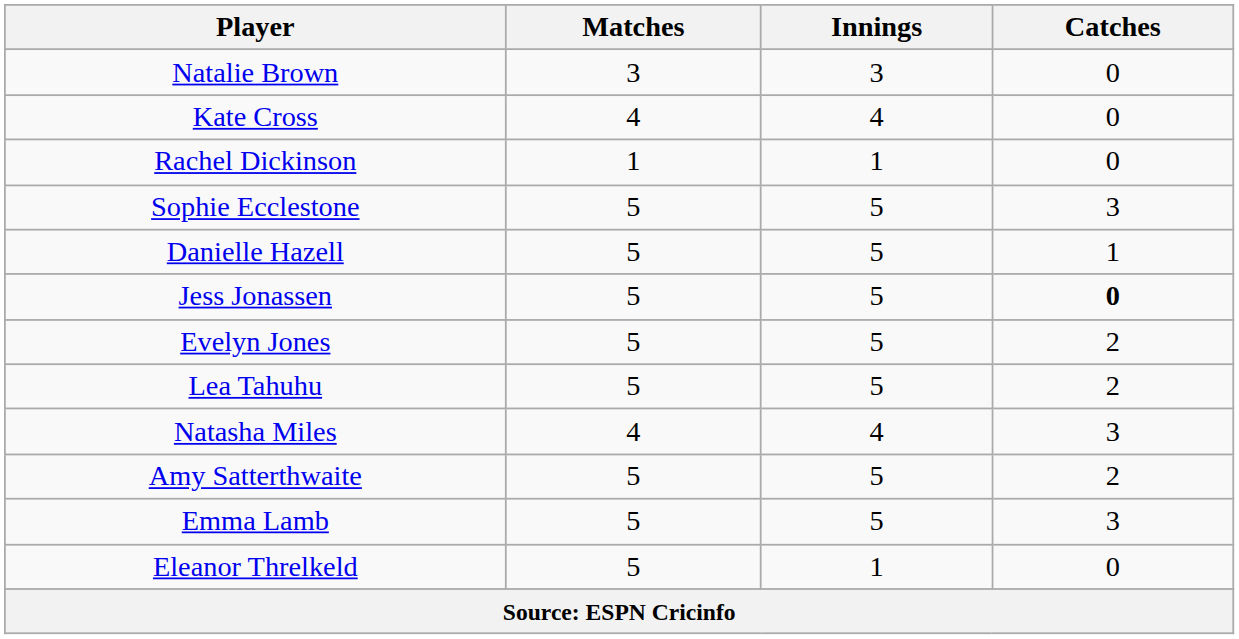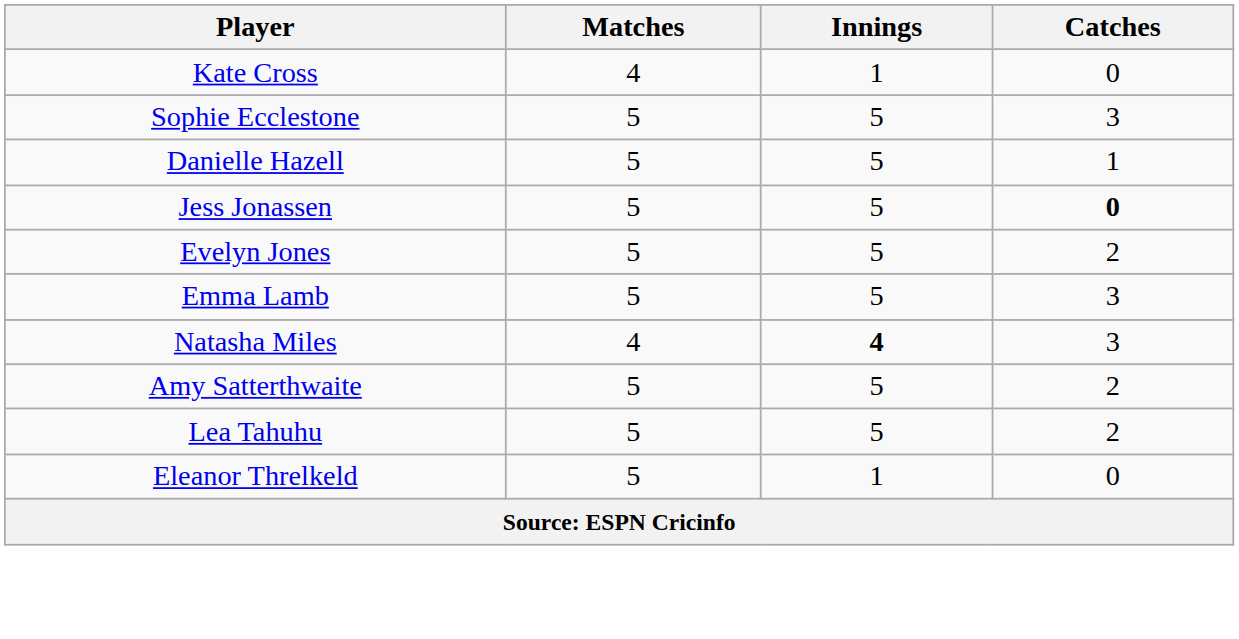- row: (255, 71)
(877, 116) 4 -> (877, 71) 1
- row: (255, 161)
rows swapped: (255, 521) <-> (255, 386)
(877, 431) normal -> (877, 341) bold
